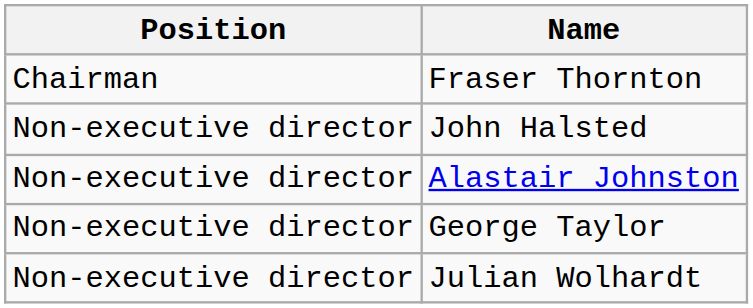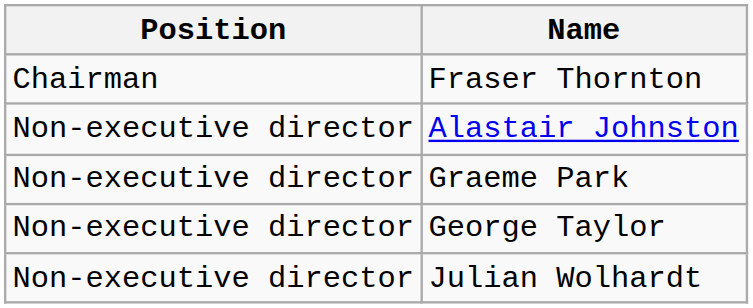- row: (538, 129)
+ row: (529, 179)
